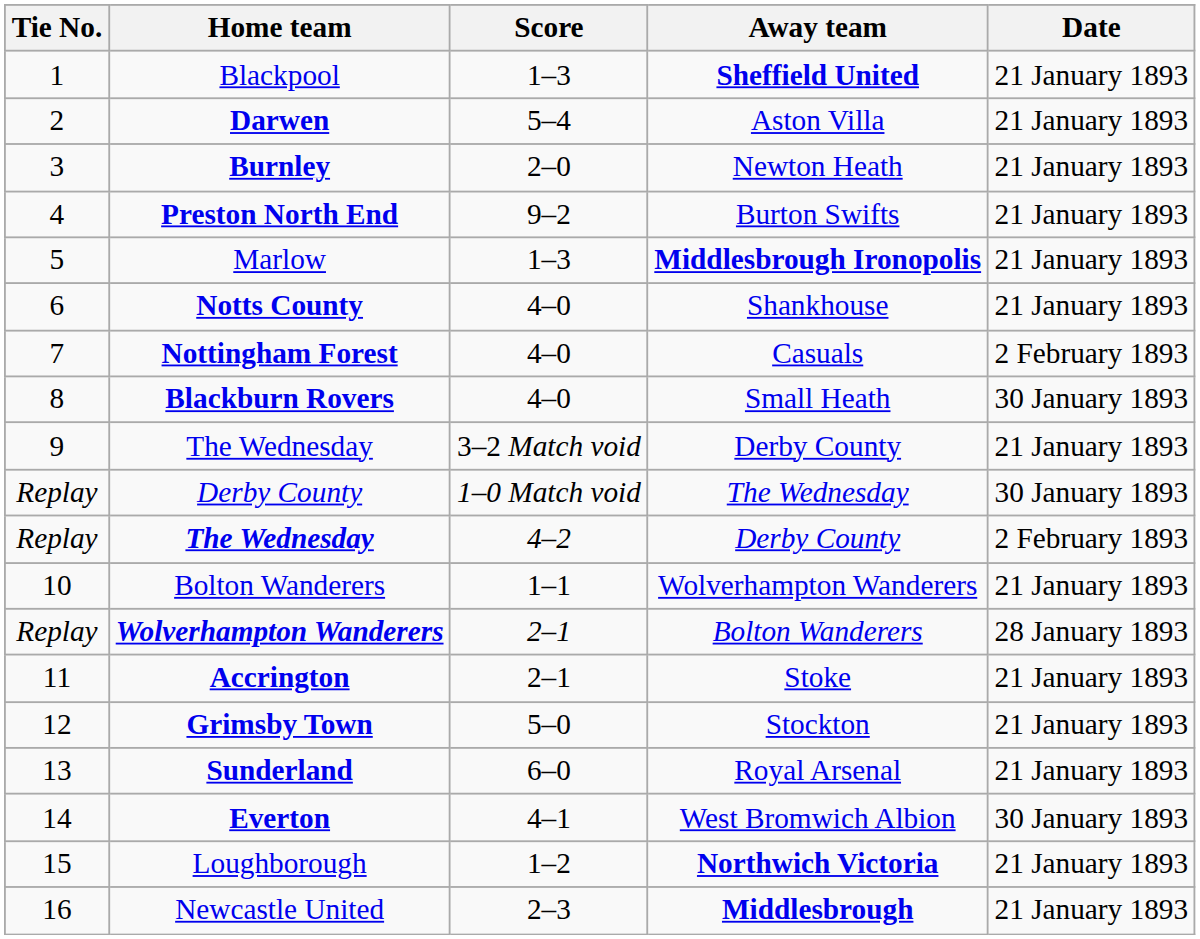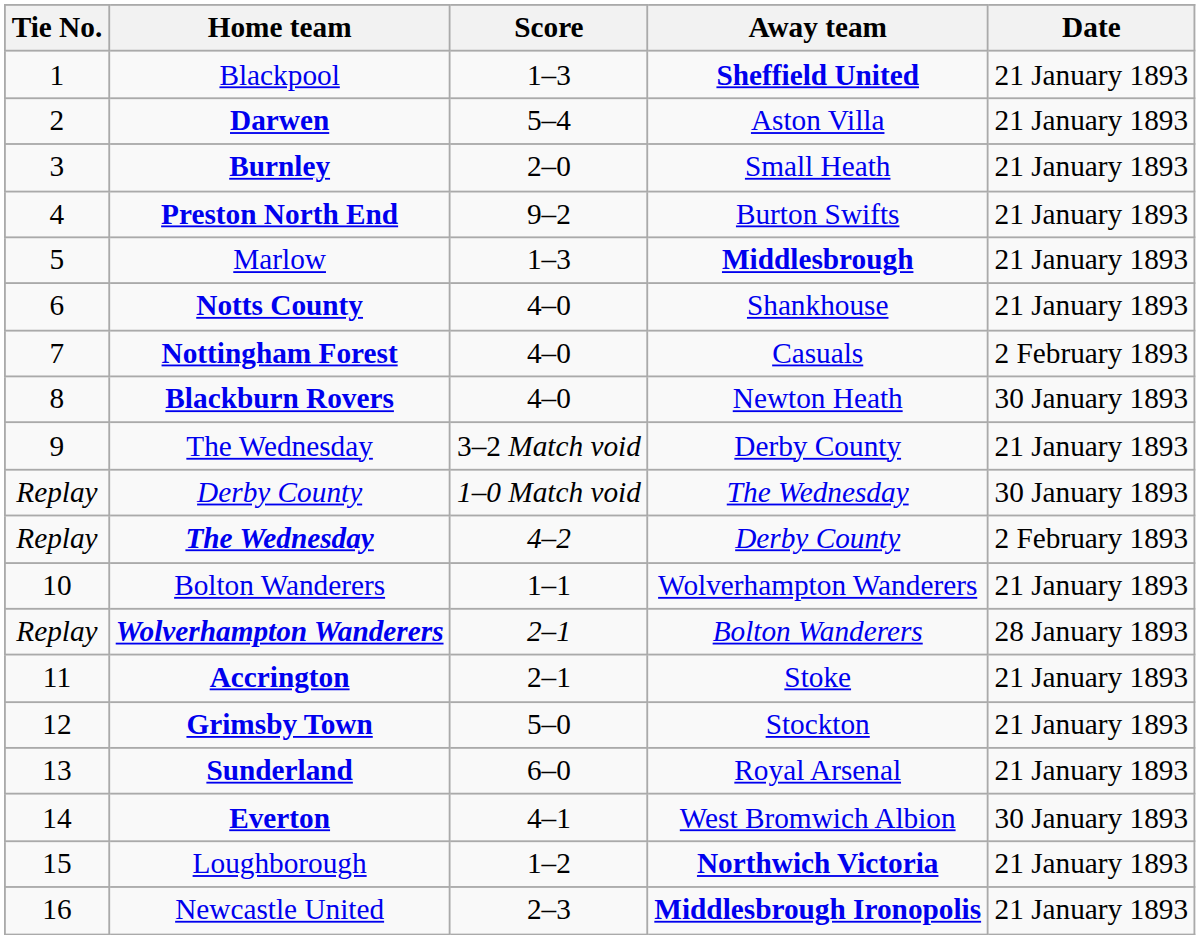(818, 167) Newton Heath -> (818, 167) Small Heath
(818, 259) Middlesbrough Ironopolis -> (818, 259) Middlesbrough
(818, 399) Small Heath -> (818, 399) Newton Heath
(818, 910) Middlesbrough -> (818, 910) Middlesbrough Ironopolis
